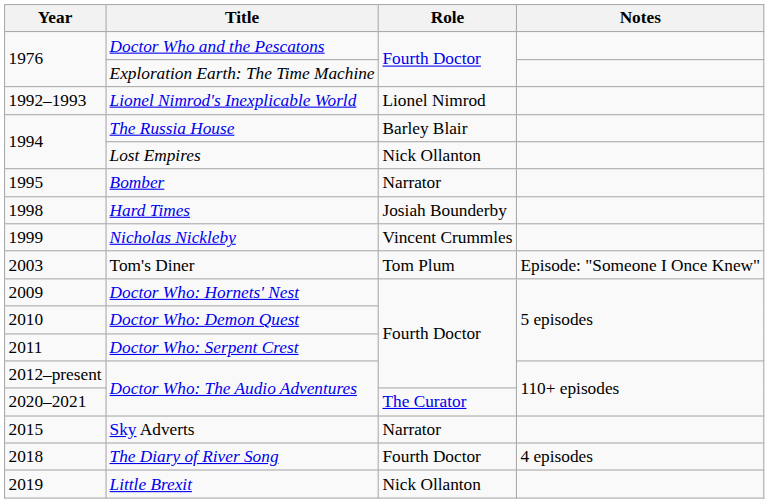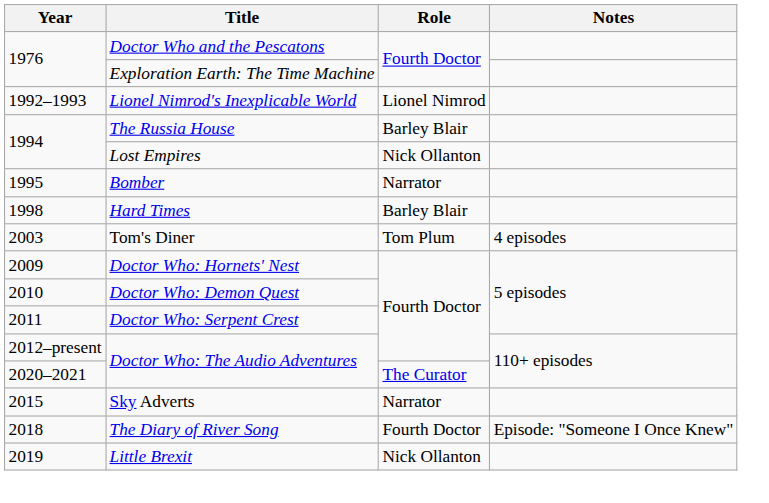(445, 210) Josiah Bounderby -> (425, 210) Barley Blair
- row: (26, 237)
(640, 264) Episode: "Someone I Once Knew" -> (530, 237) 4 episodes
(557, 456) 4 episodes -> (613, 429) Episode: "Someone I Once Knew"
